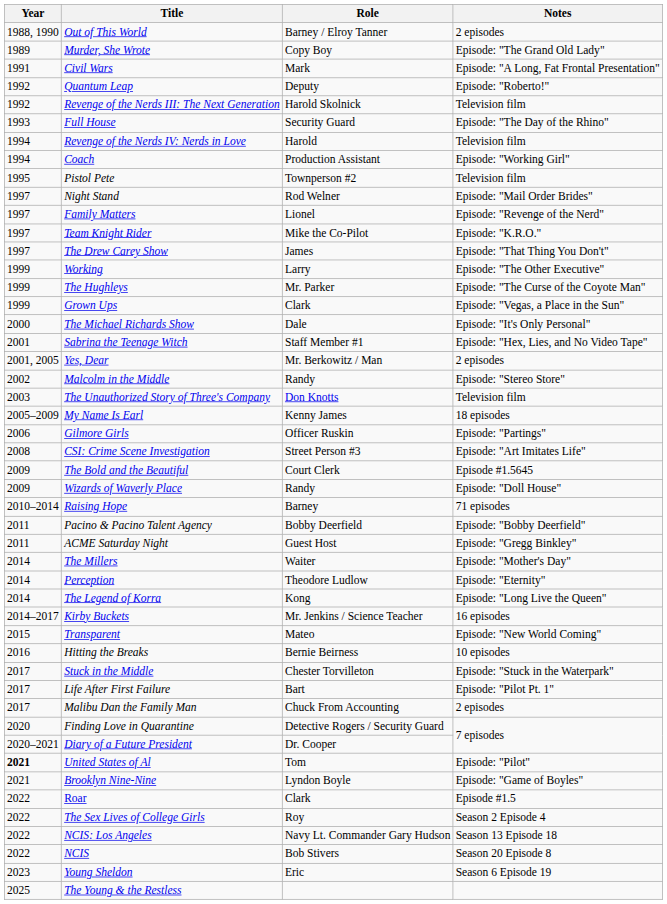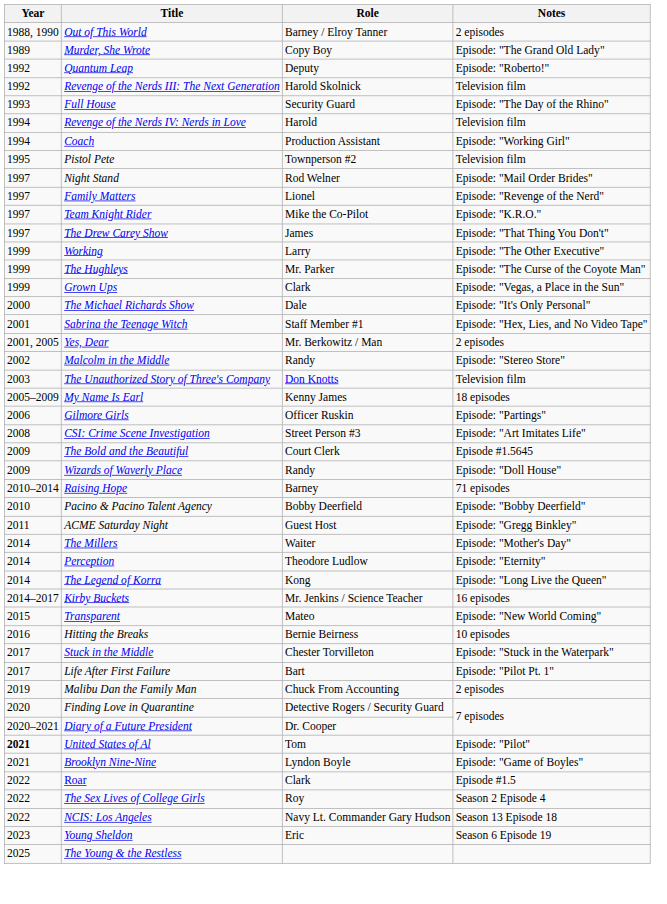- row: (88, 68)
(18, 525) 2011 -> (19, 506) 2010
(19, 707) 2017 -> (19, 689) 2019
- row: (77, 854)
